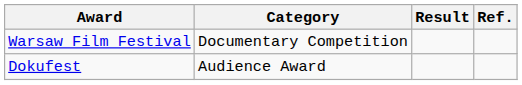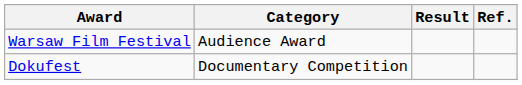(303, 42) Documentary Competition -> (262, 42) Audience Award
(262, 67) Audience Award -> (303, 67) Documentary Competition
